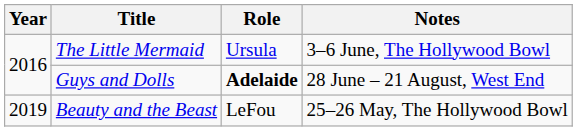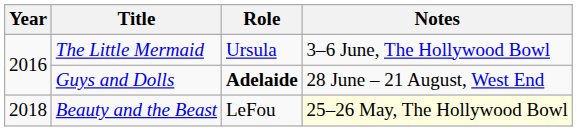(28, 110) 2019 -> (28, 110) 2018
(437, 110) no background -> (437, 110) lightyellow background
